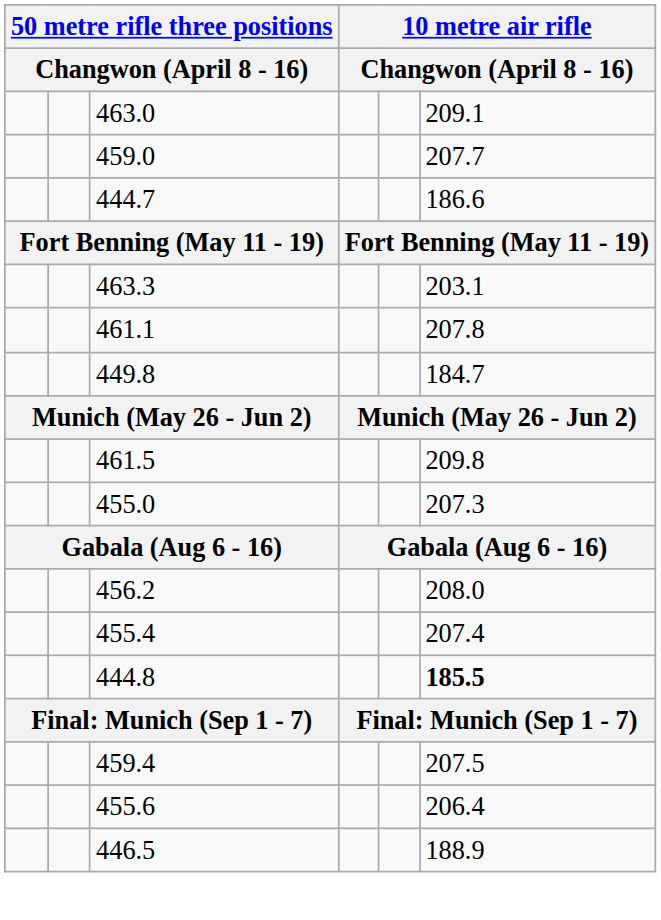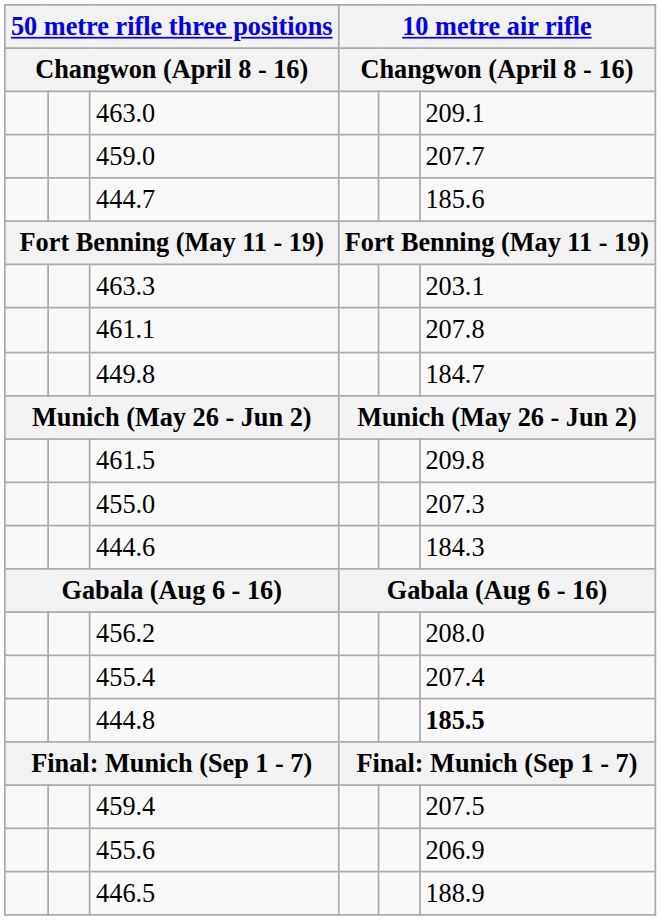(455, 199) 186.6 -> (455, 199) 185.6
+ row: (126, 546)
(455, 806) 206.4 -> (455, 850) 206.9
